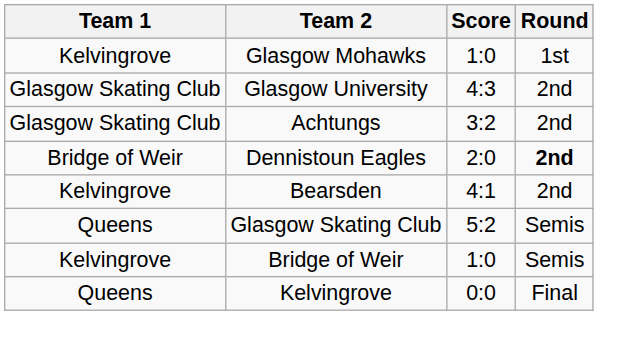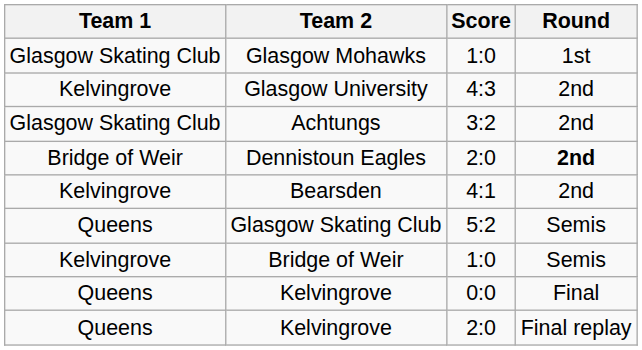(115, 55) Kelvingrove -> (115, 55) Glasgow Skating Club
(115, 89) Glasgow Skating Club -> (115, 89) Kelvingrove
+ row: (336, 327)
